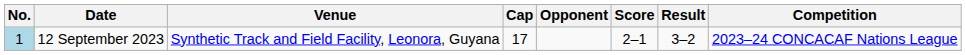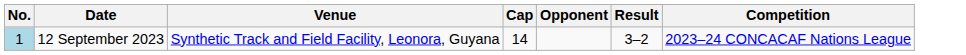- column: (635, 15)
(520, 38) 17 -> (520, 38) 14
